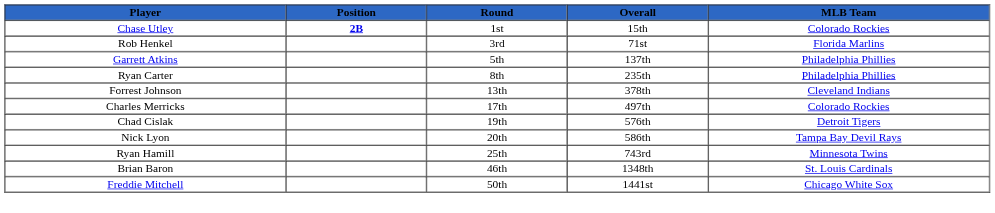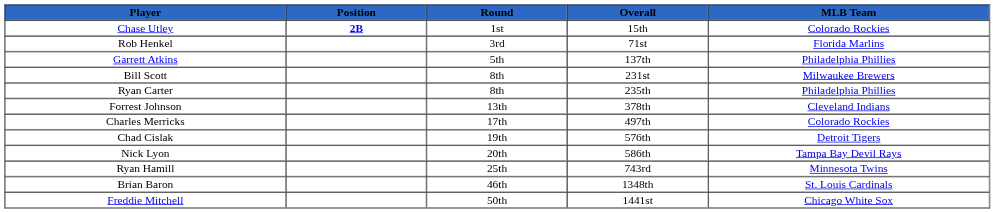+ row: (145, 75)
